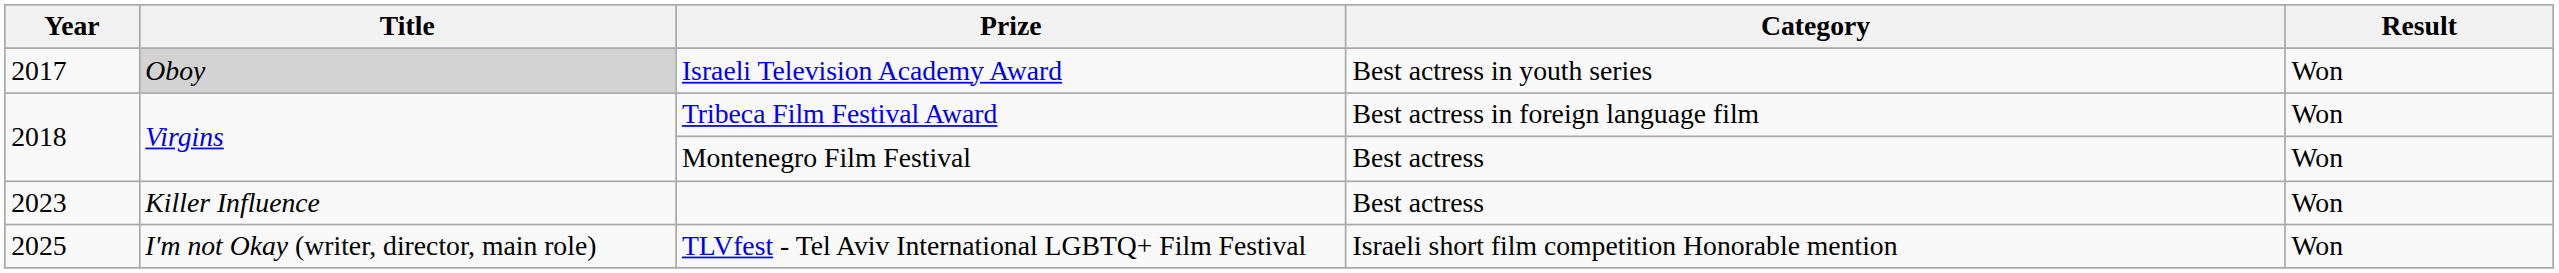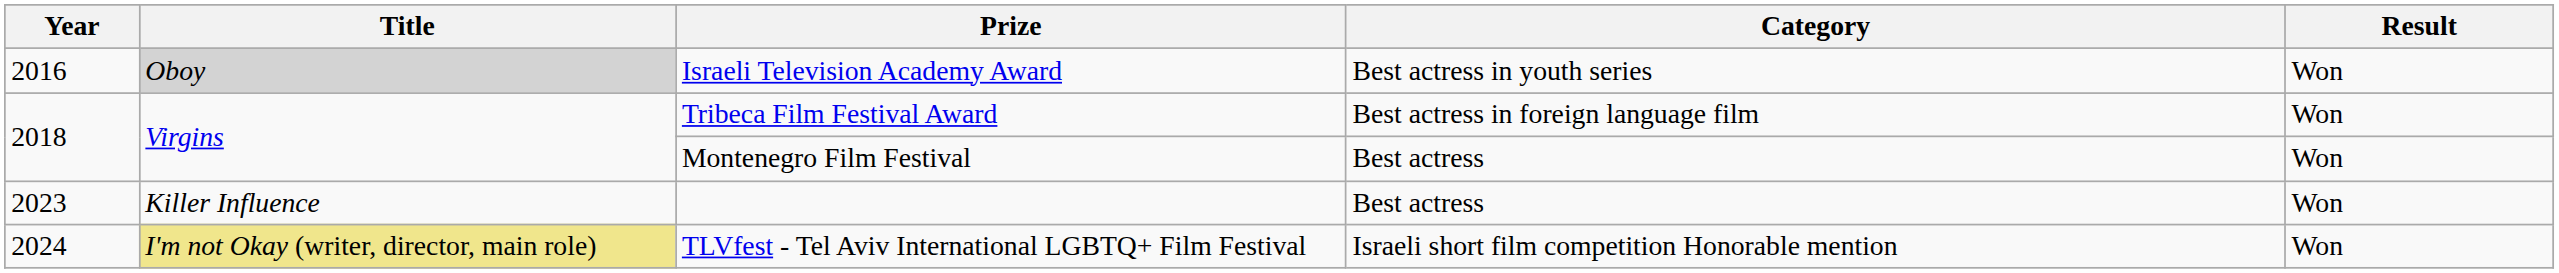(39, 70) 2017 -> (39, 70) 2016
(39, 245) 2025 -> (39, 245) 2024
(371, 245) no background -> (371, 245) khaki background
